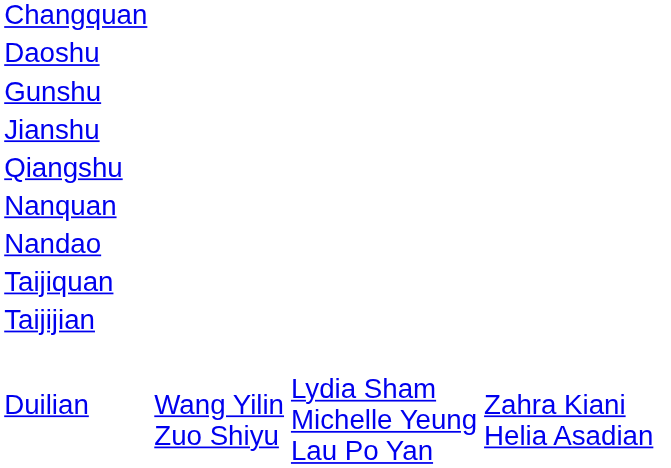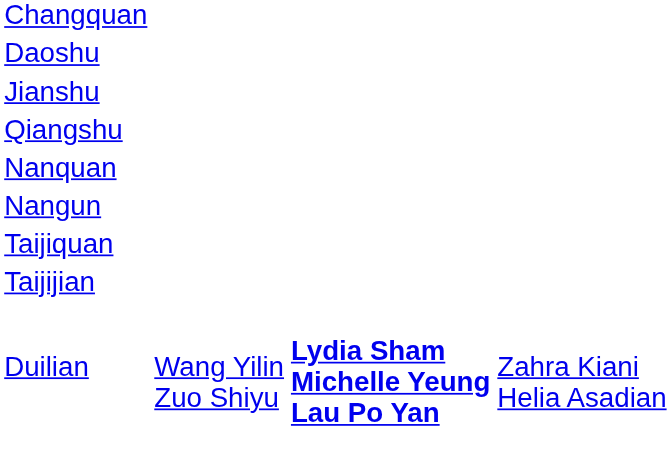- row: (53, 91)
- row: (53, 243)
+ row: (53, 205)
(384, 420) normal -> (391, 382) bold
